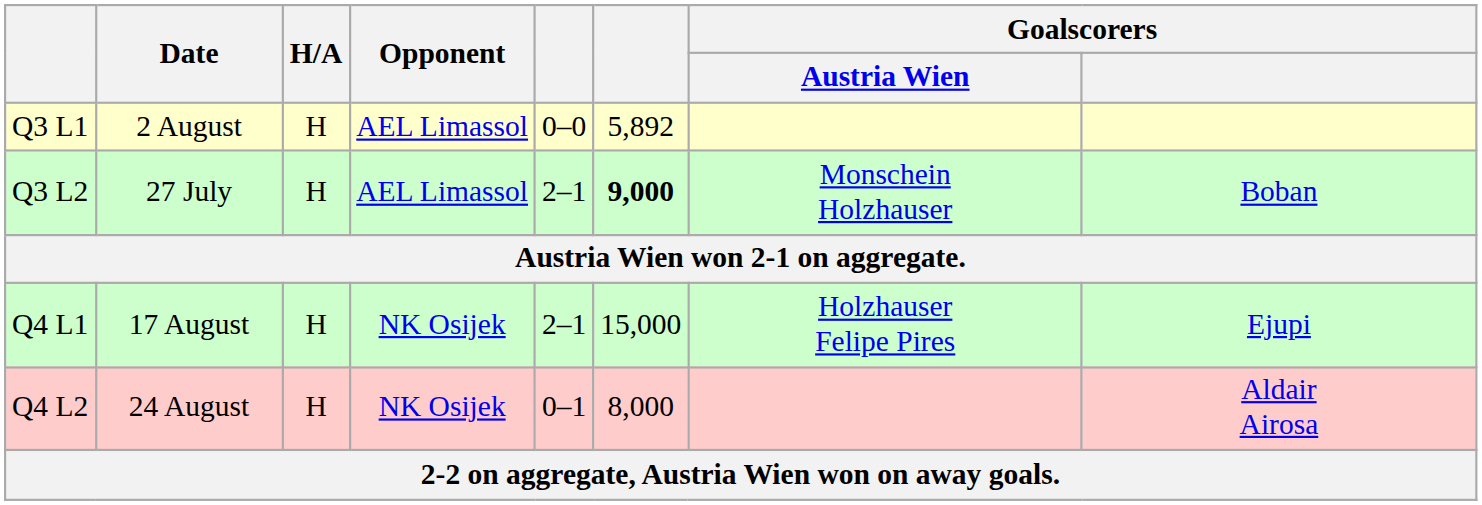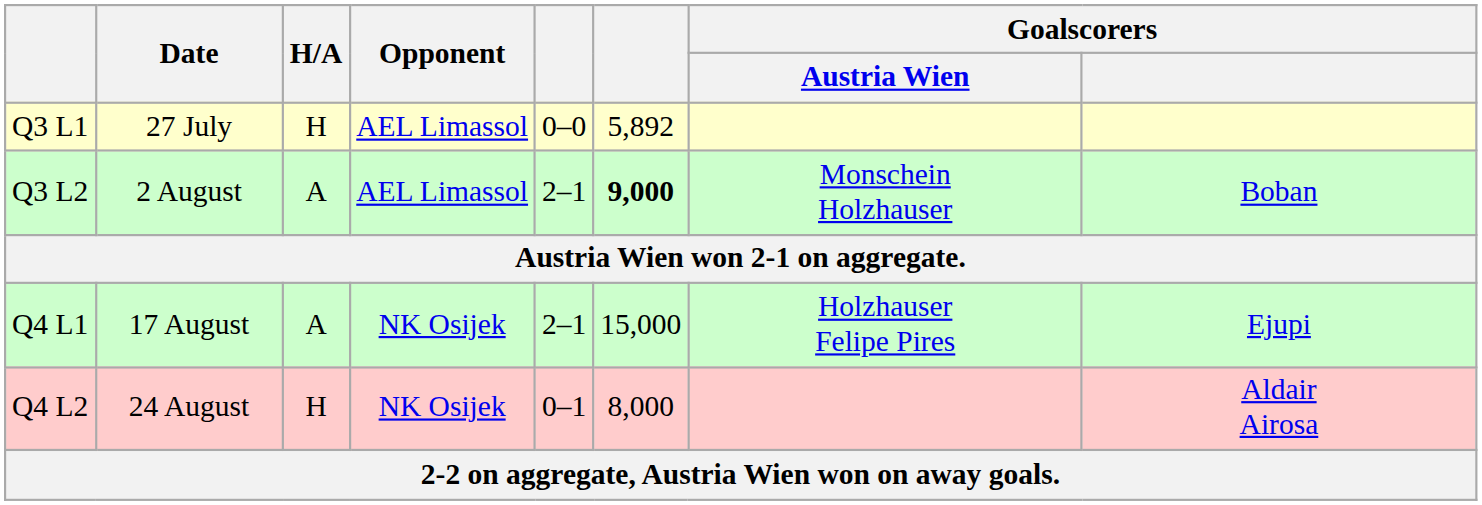(189, 125) 2 August -> (189, 125) 27 July
(189, 191) 27 July -> (189, 191) 2 August
(316, 191) H -> (316, 191) A
(316, 323) H -> (316, 323) A
